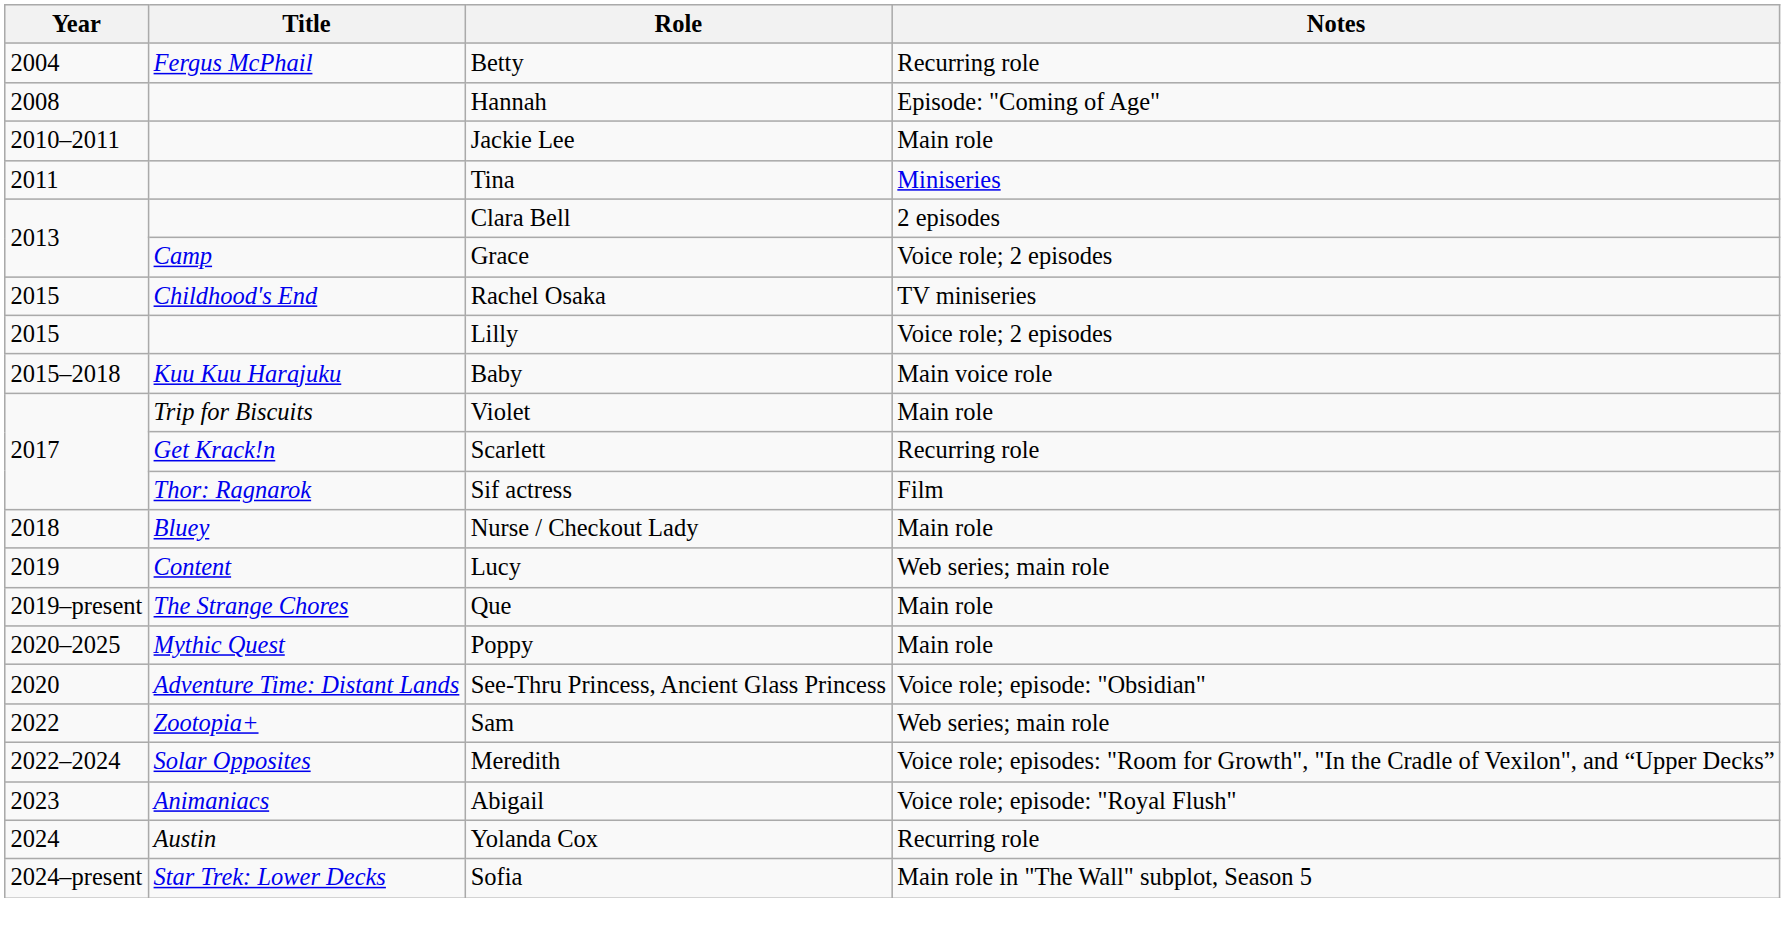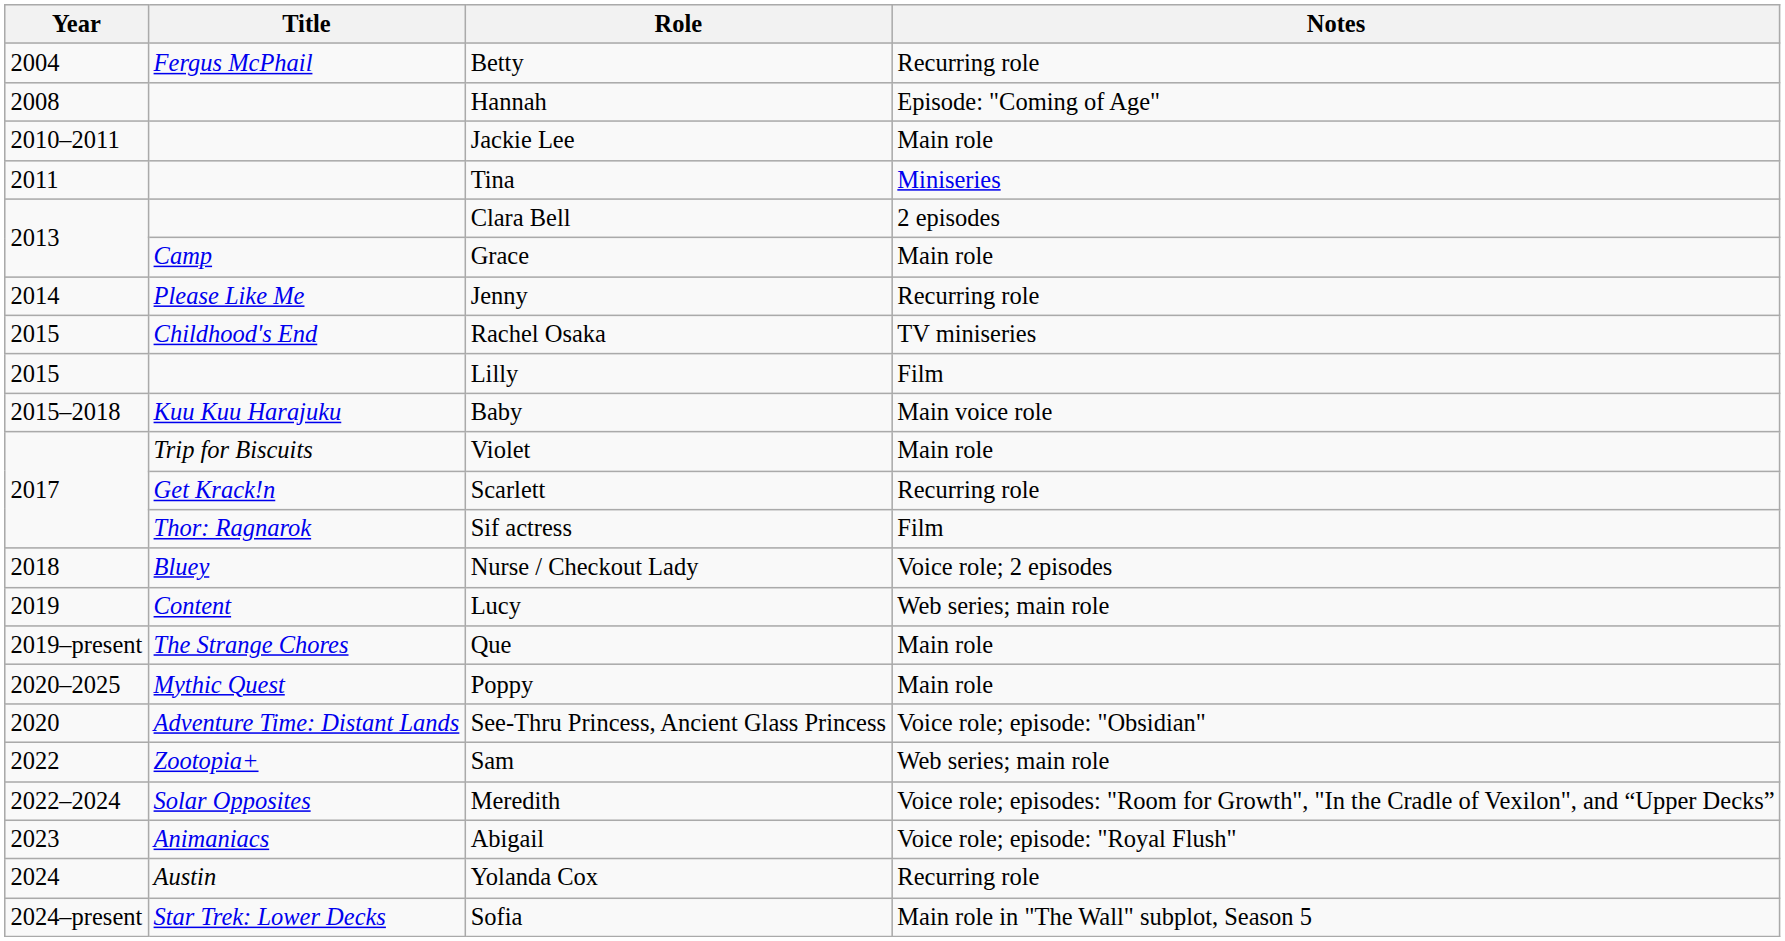(1005, 256) Voice role; 2 episodes -> (945, 256) Main role
+ row: (499, 295)
(1005, 334) Voice role; 2 episodes -> (920, 373) Film
(945, 528) Main role -> (1005, 567) Voice role; 2 episodes
